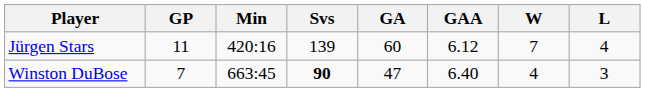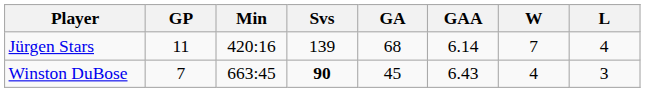(393, 45) 60 -> (393, 45) 68
(463, 45) 6.12 -> (463, 45) 6.14
(393, 73) 47 -> (393, 73) 45
(463, 73) 6.40 -> (463, 73) 6.43
